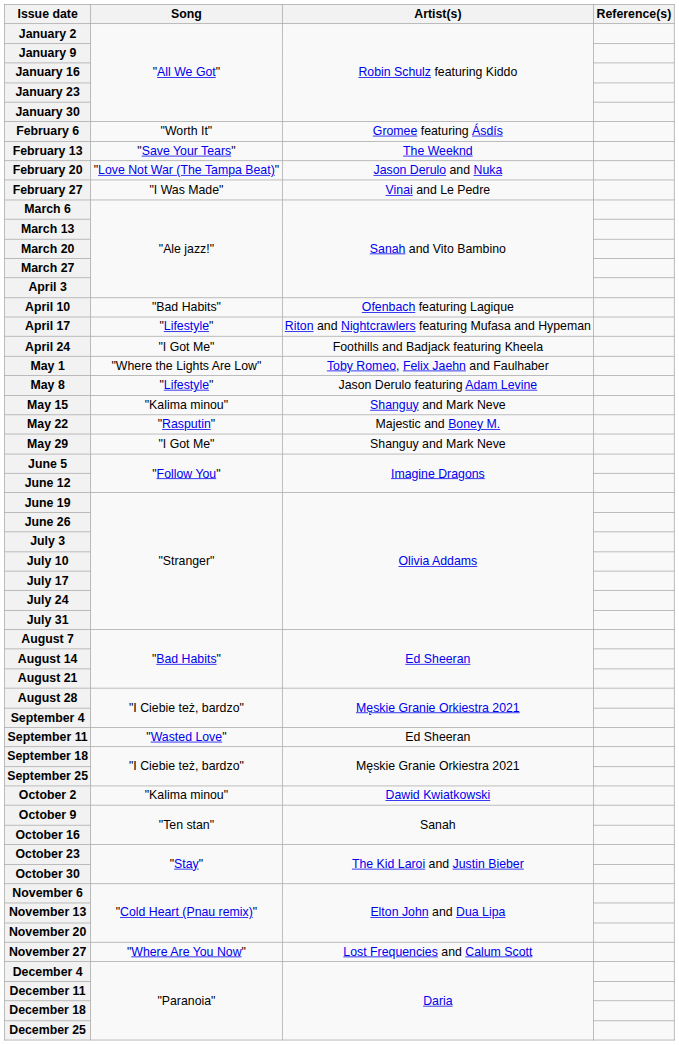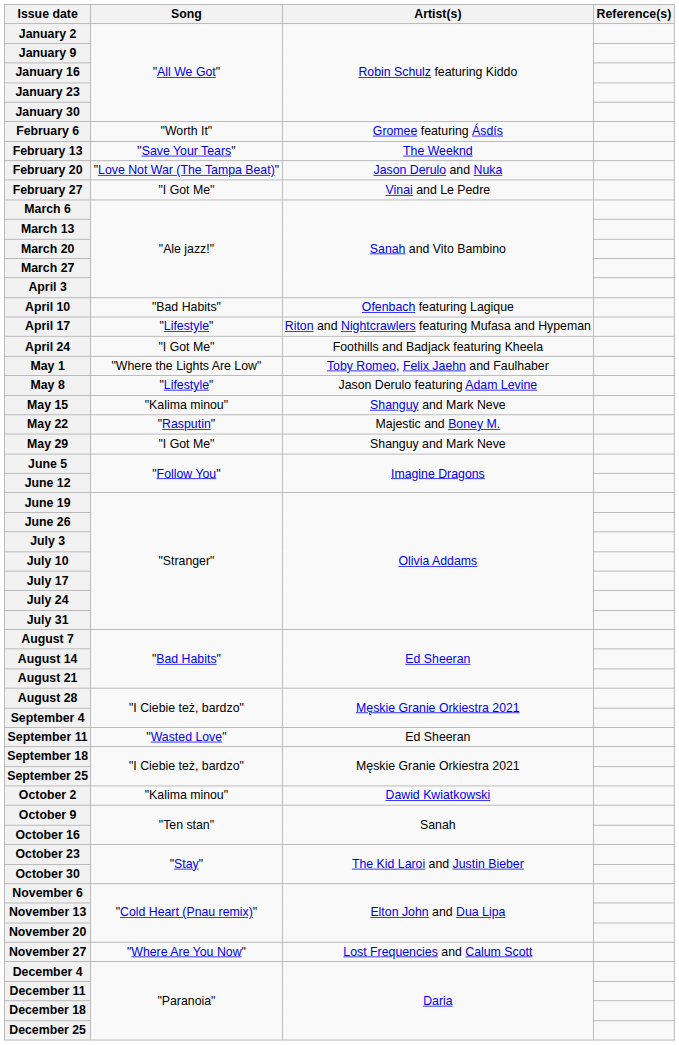(186, 190) "I Was Made" -> (186, 190) "I Got Me"
